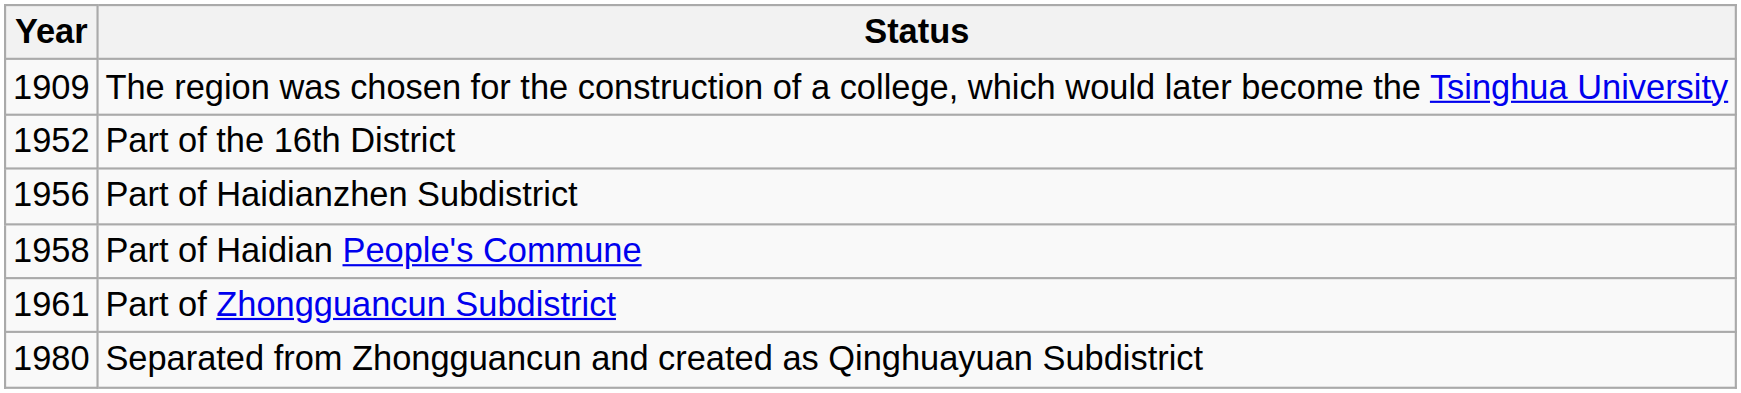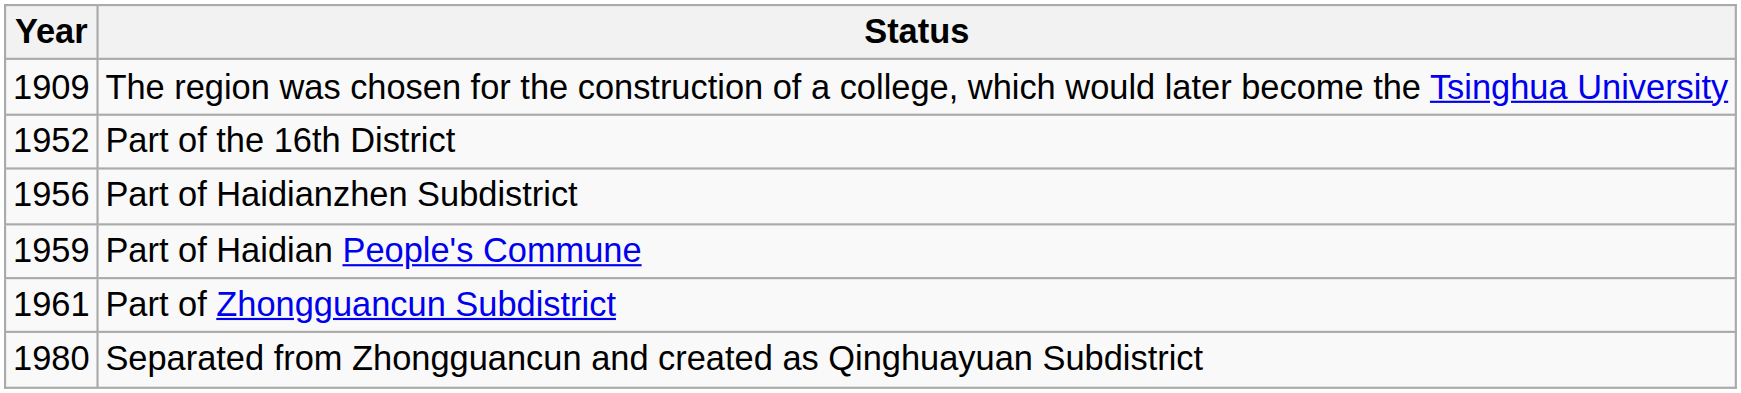(51, 250) 1958 -> (51, 250) 1959
